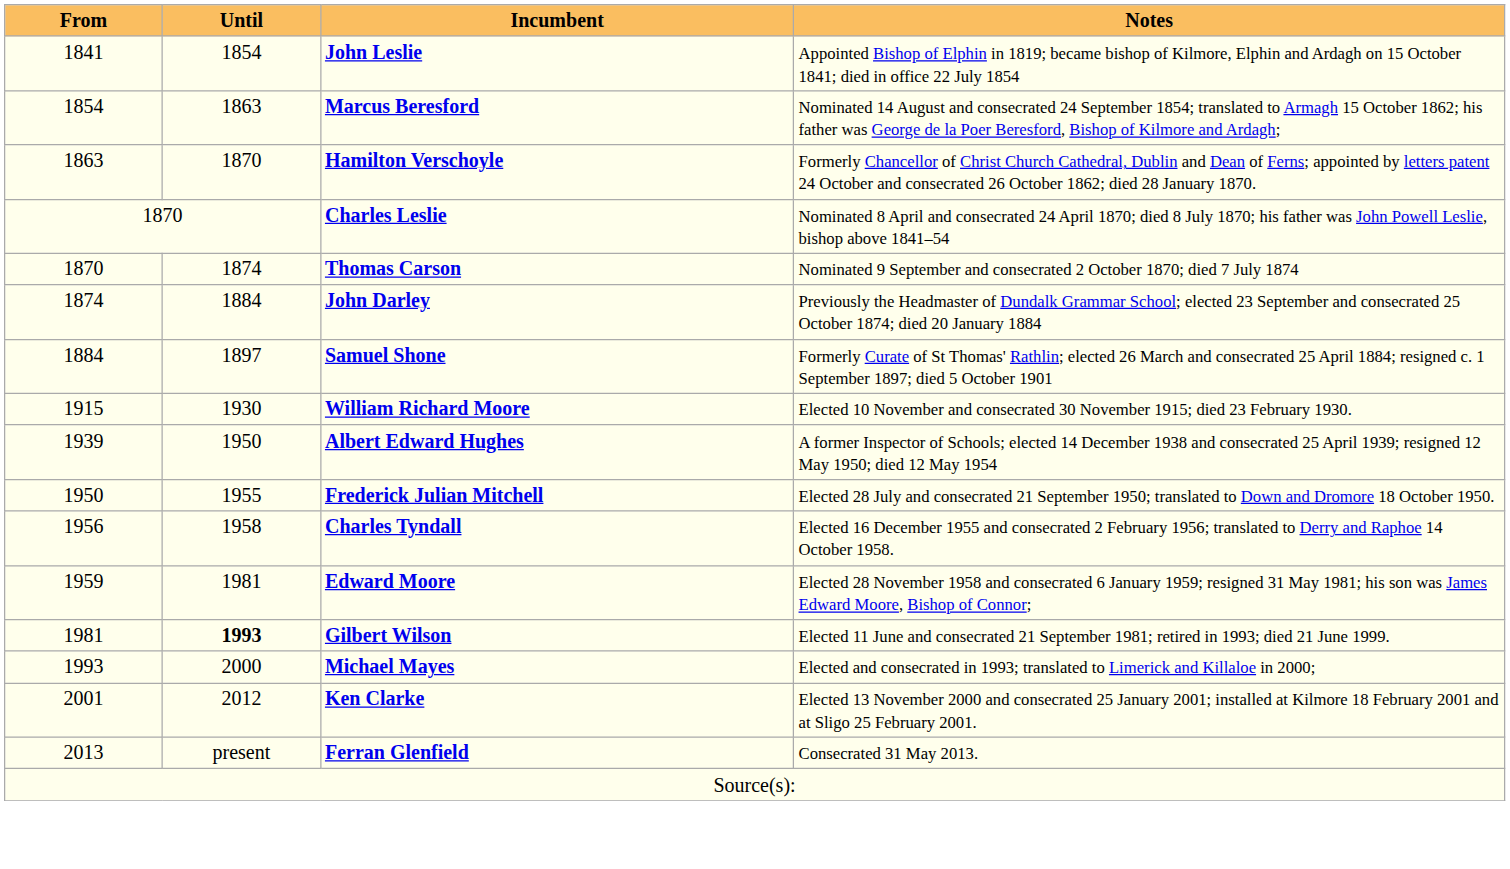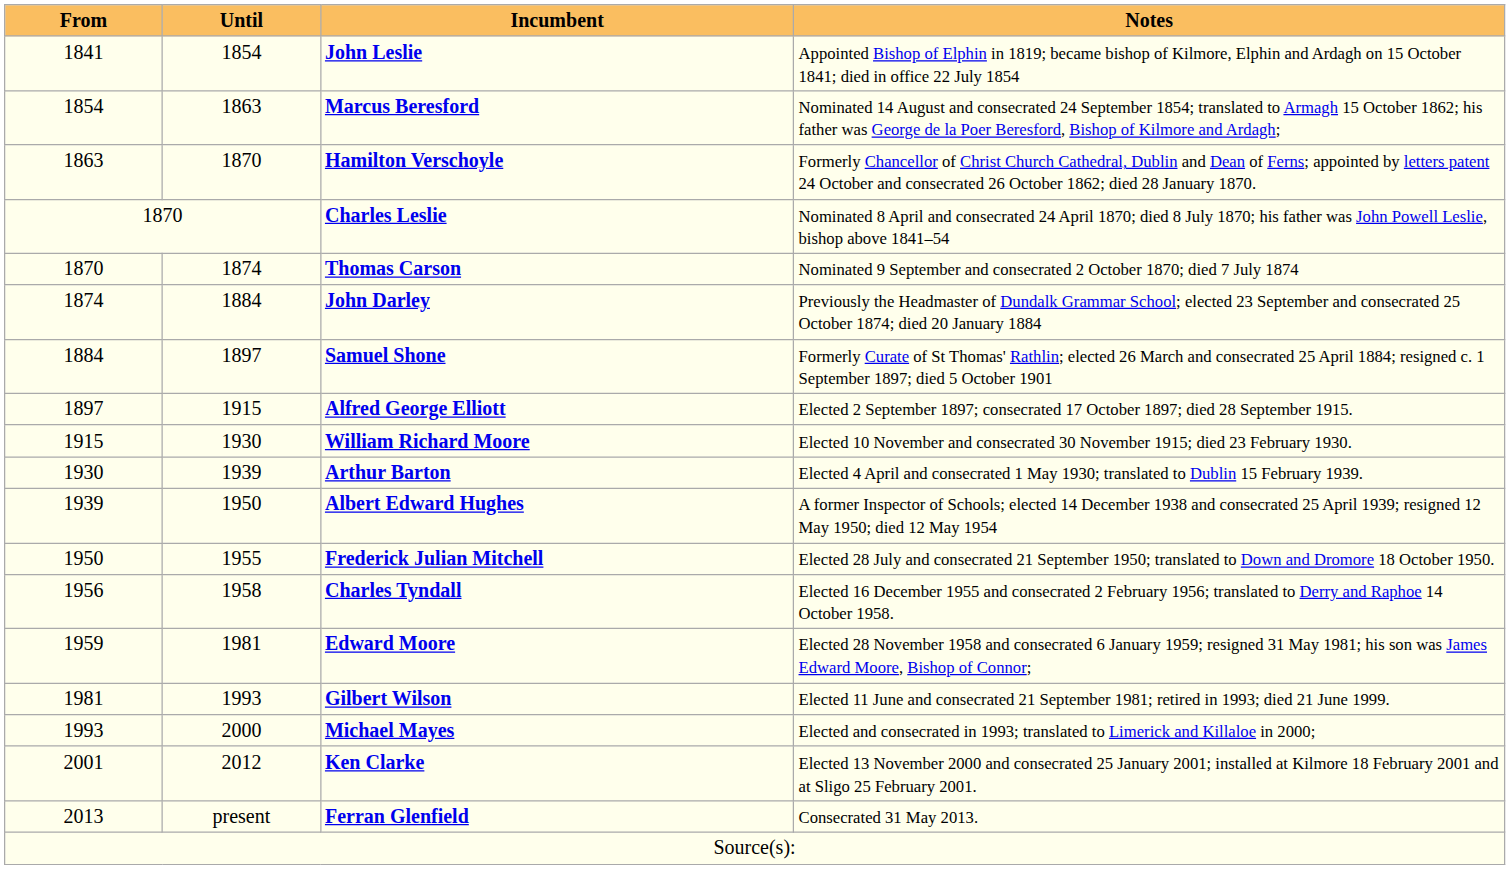+ row: (415, 409)
+ row: (388, 472)
(241, 635) bold -> (241, 698) normal
